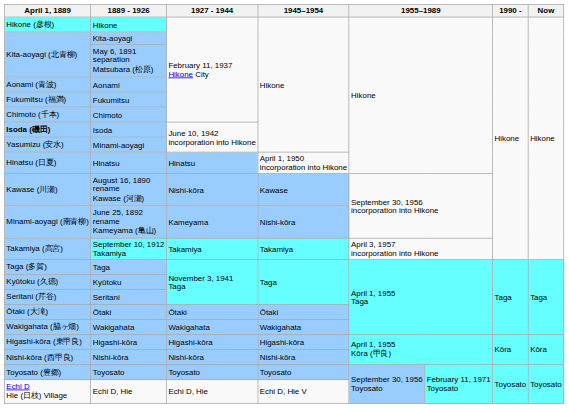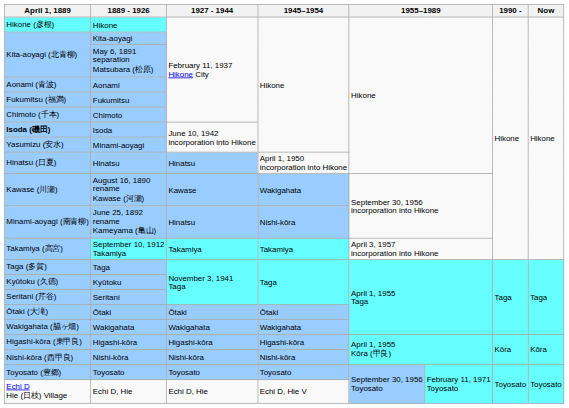(186, 190) Nishi-kōra -> (182, 190) Kawase
(274, 190) Kawase -> (280, 190) Wakigahata
(188, 222) Kameyama -> (182, 222) Hinatsu
